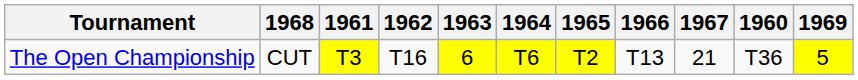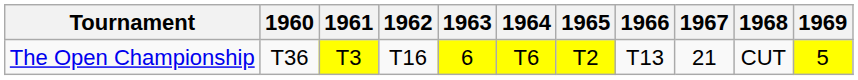columns swapped: (763, 22) <-> (289, 22)
